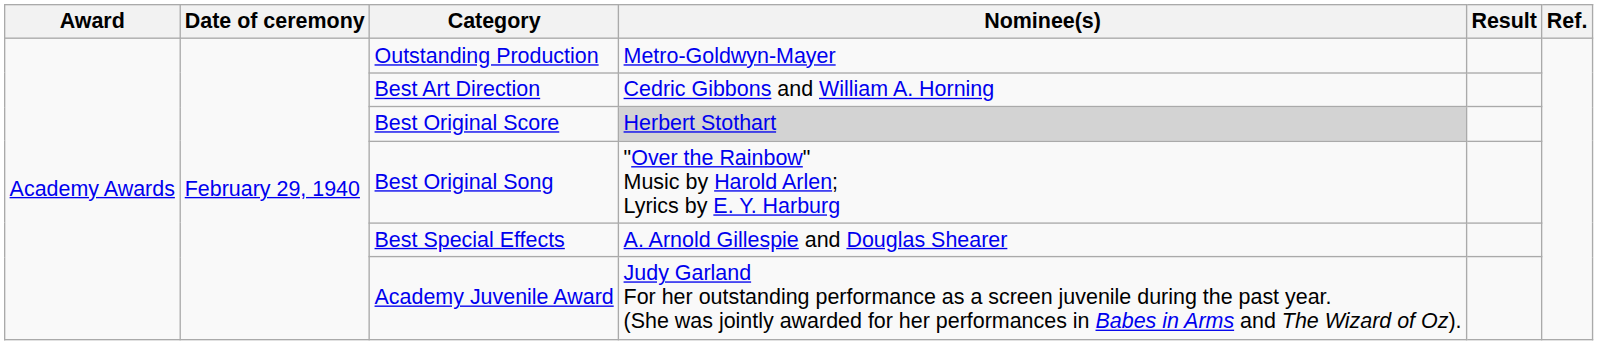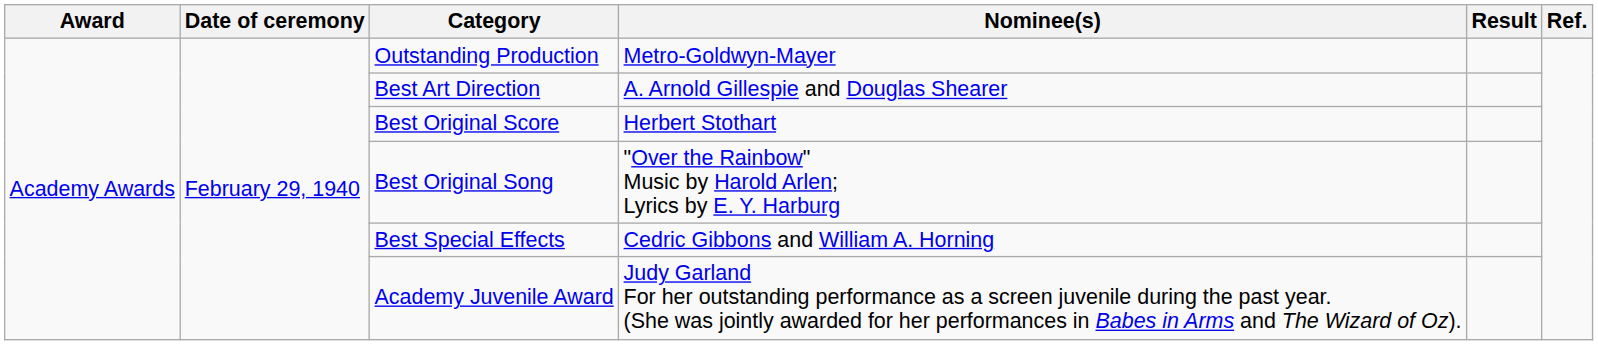(809, 89) Cedric Gibbons and William A. Horning -> (815, 89) A. Arnold Gillespie and Douglas Shearer
(700, 123) lightgrey background -> (700, 123) no background
(815, 239) A. Arnold Gillespie and Douglas Shearer -> (809, 239) Cedric Gibbons and William A. Horning
